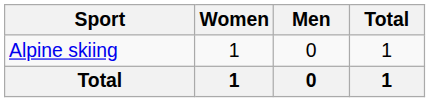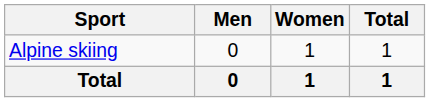columns swapped: (311, 19) <-> (234, 19)
